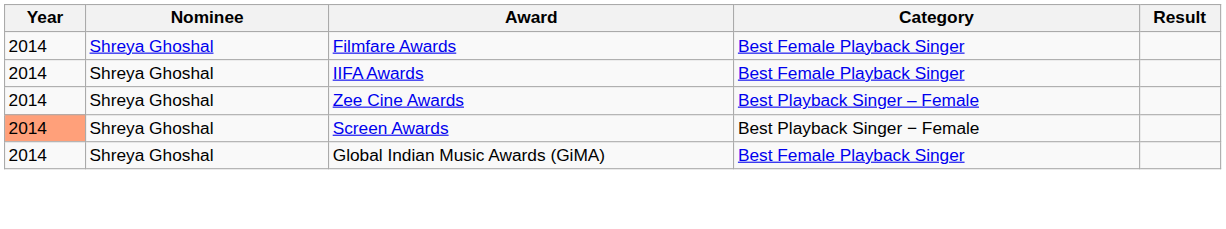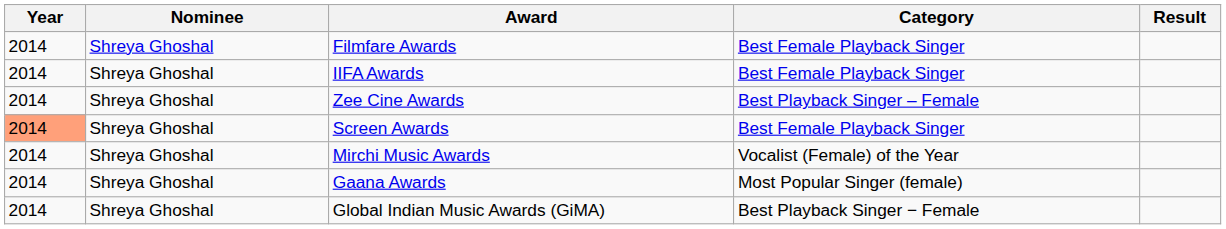(859, 127) Best Playback Singer − Female -> (851, 127) Best Female Playback Singer
+ row: (411, 155)
+ row: (389, 182)
(851, 155) Best Female Playback Singer -> (859, 210) Best Playback Singer − Female
